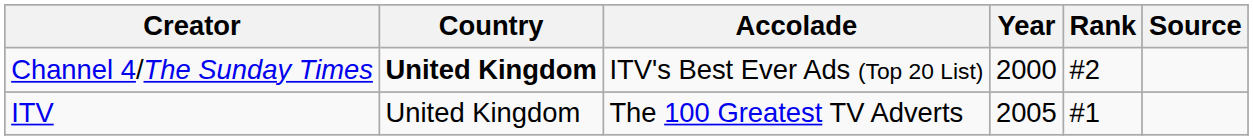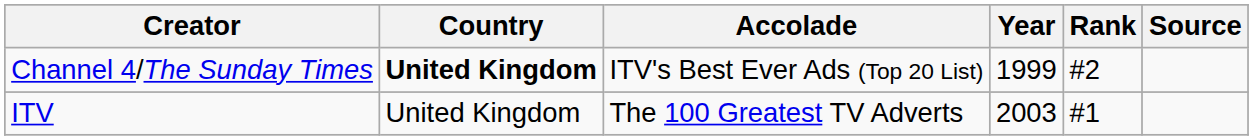(1026, 69) 2000 -> (1026, 69) 1999
(1026, 112) 2005 -> (1026, 112) 2003
